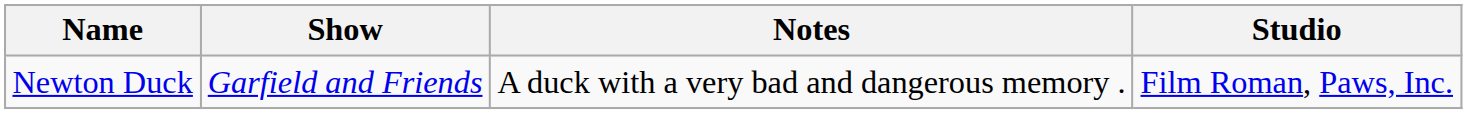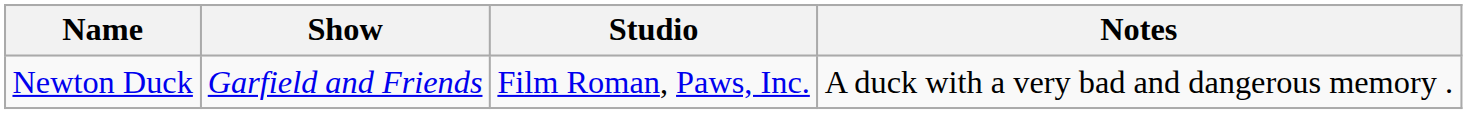columns swapped: (1297, 30) <-> (812, 30)
